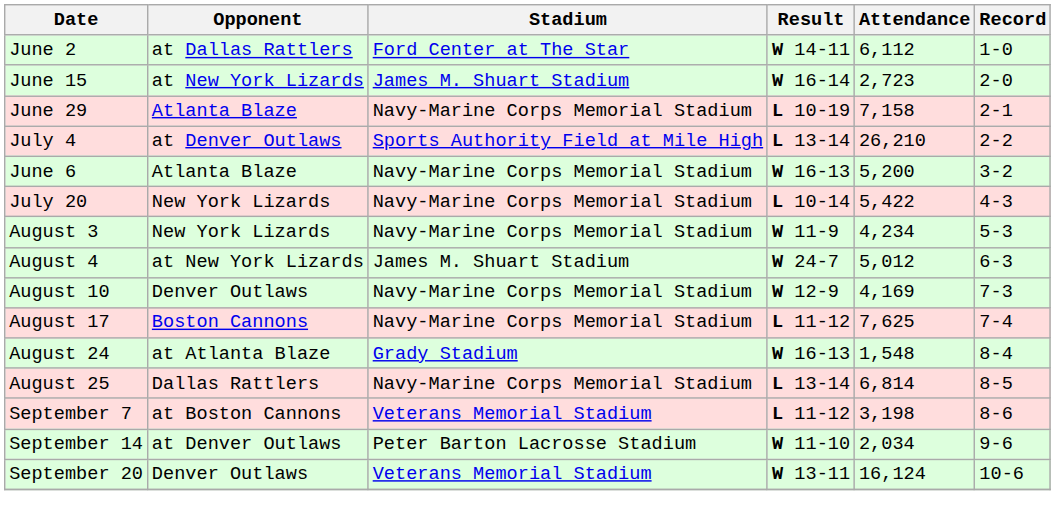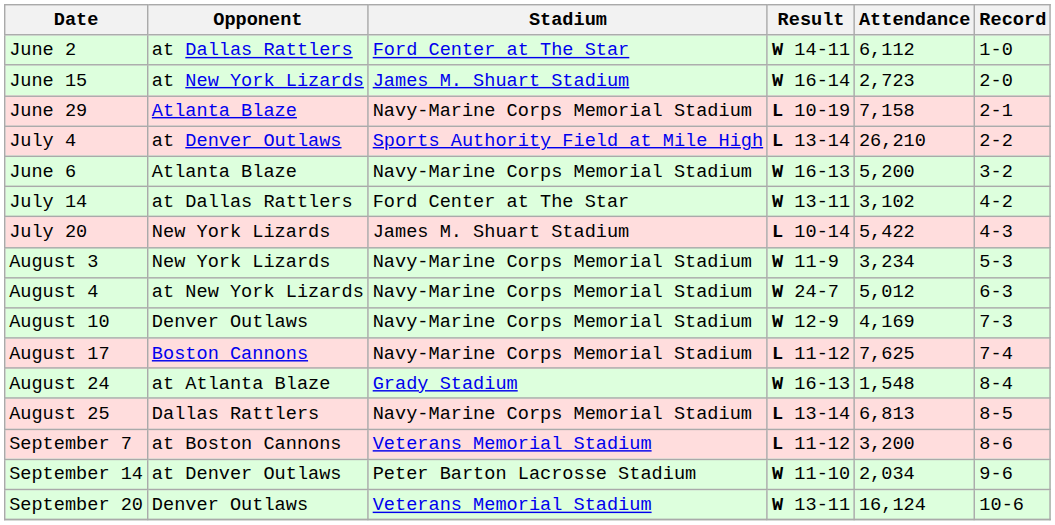+ row: (48, 202)
(562, 202) Navy-Marine Corps Memorial Stadium -> (501, 232) James M. Shuart Stadium
(887, 232) 4,234 -> (887, 262) 3,234
(501, 262) James M. Shuart Stadium -> (562, 293) Navy-Marine Corps Memorial Stadium
(887, 383) 6,814 -> (887, 414) 6,813
(887, 414) 3,198 -> (887, 444) 3,200
